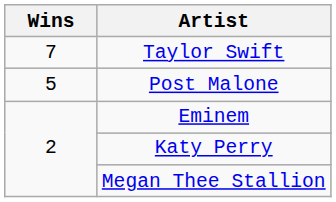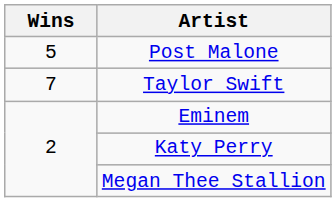rows swapped: (214, 53) <-> (214, 85)
